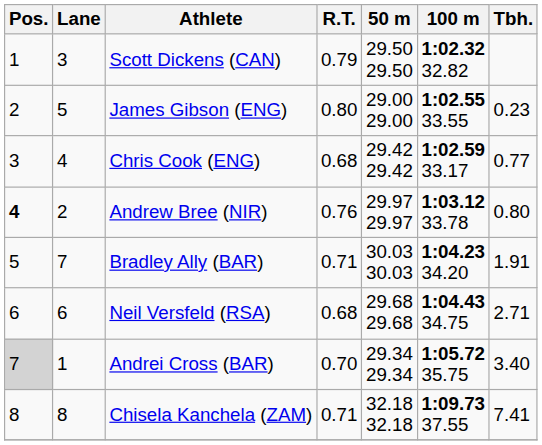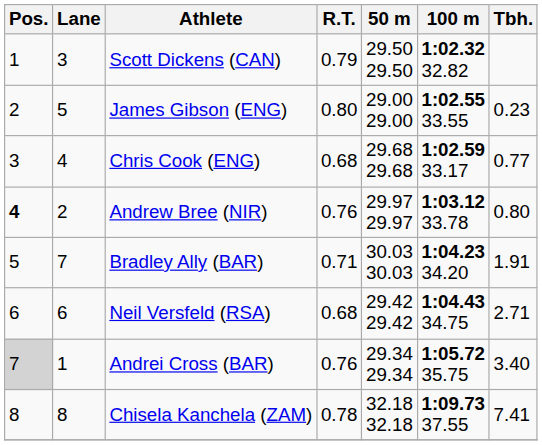(389, 161) 29.42 29.42 -> (389, 161) 29.68 29.68
(389, 313) 29.68 29.68 -> (389, 313) 29.42 29.42
(339, 364) 0.70 -> (339, 364) 0.76
(339, 414) 0.71 -> (339, 414) 0.78
